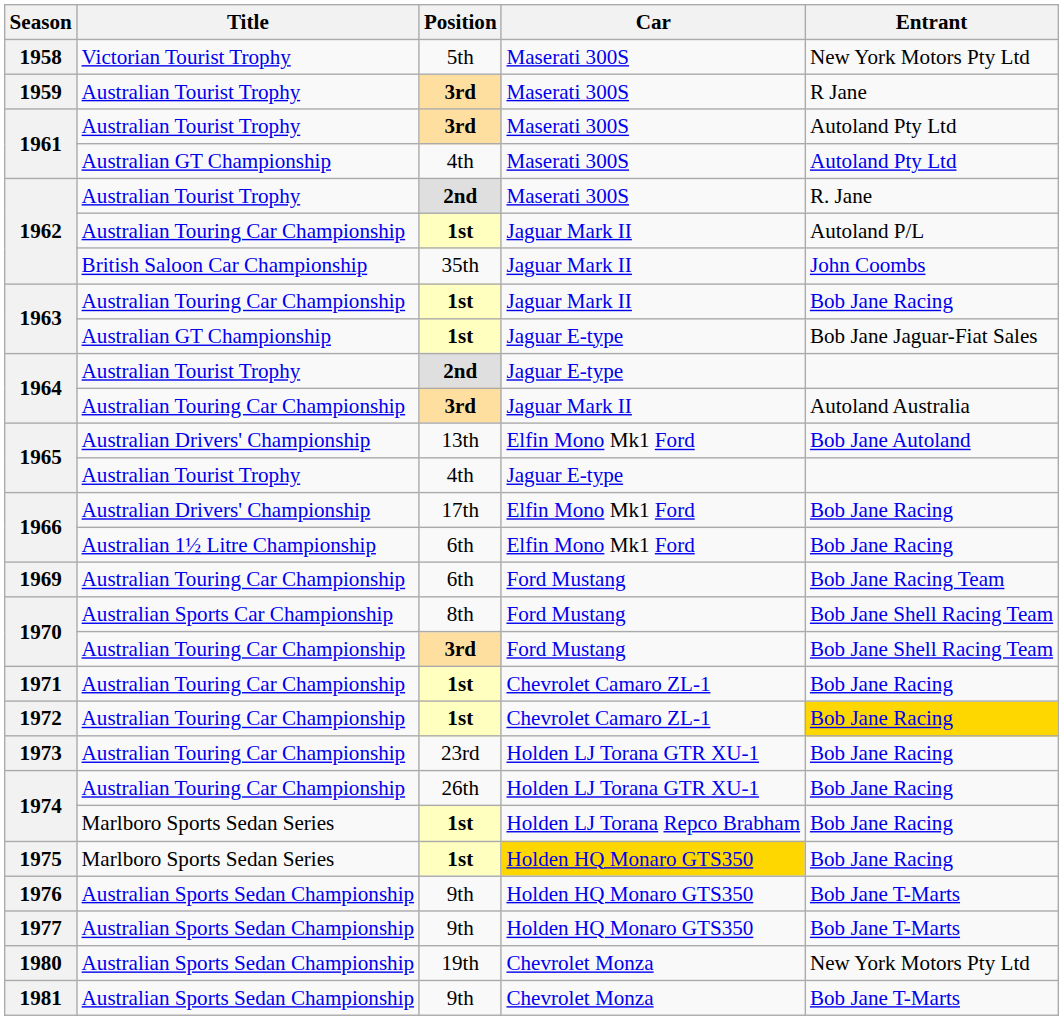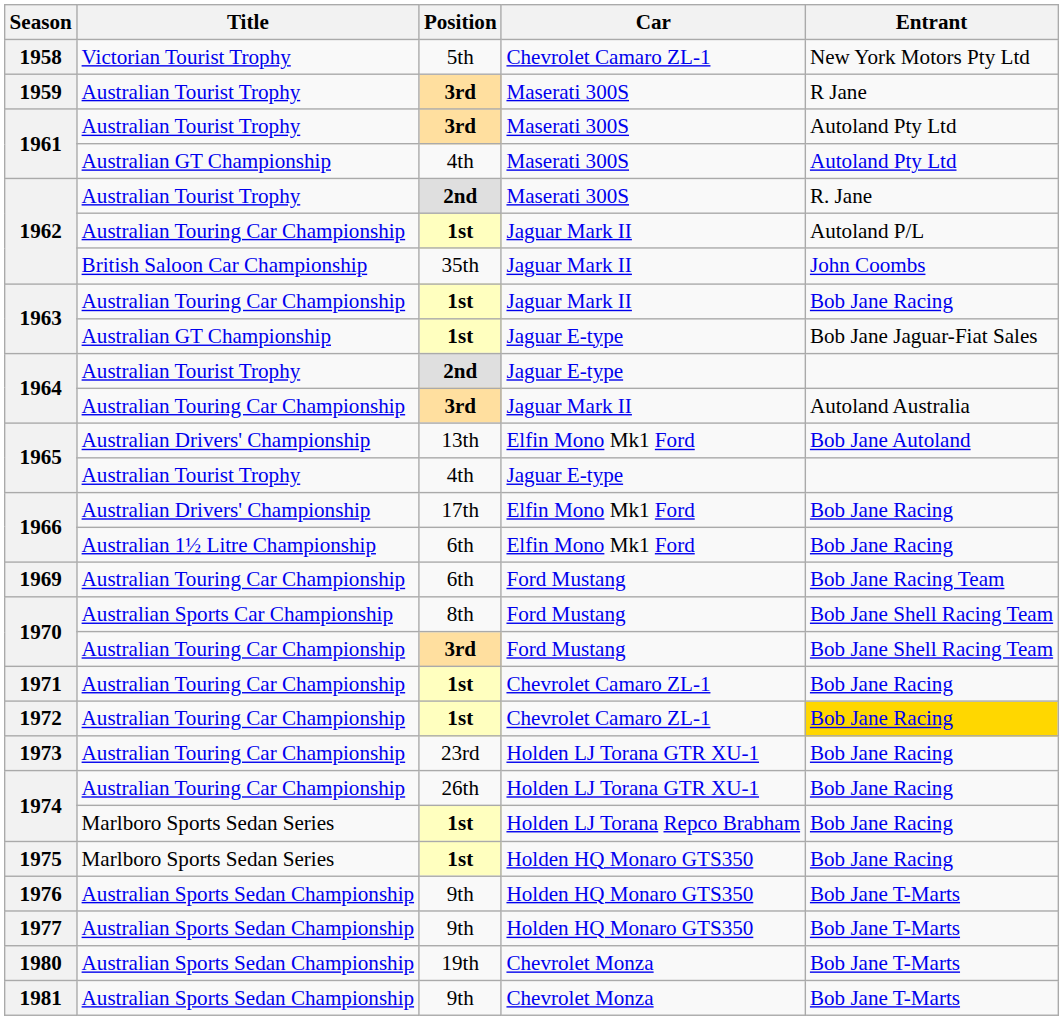(568, 56) Maserati 300S -> (608, 56) Chevrolet Camaro ZL-1
(630, 858) gold background -> (630, 858) no background
(920, 962) New York Motors Pty Ltd -> (885, 962) Bob Jane T-Marts
